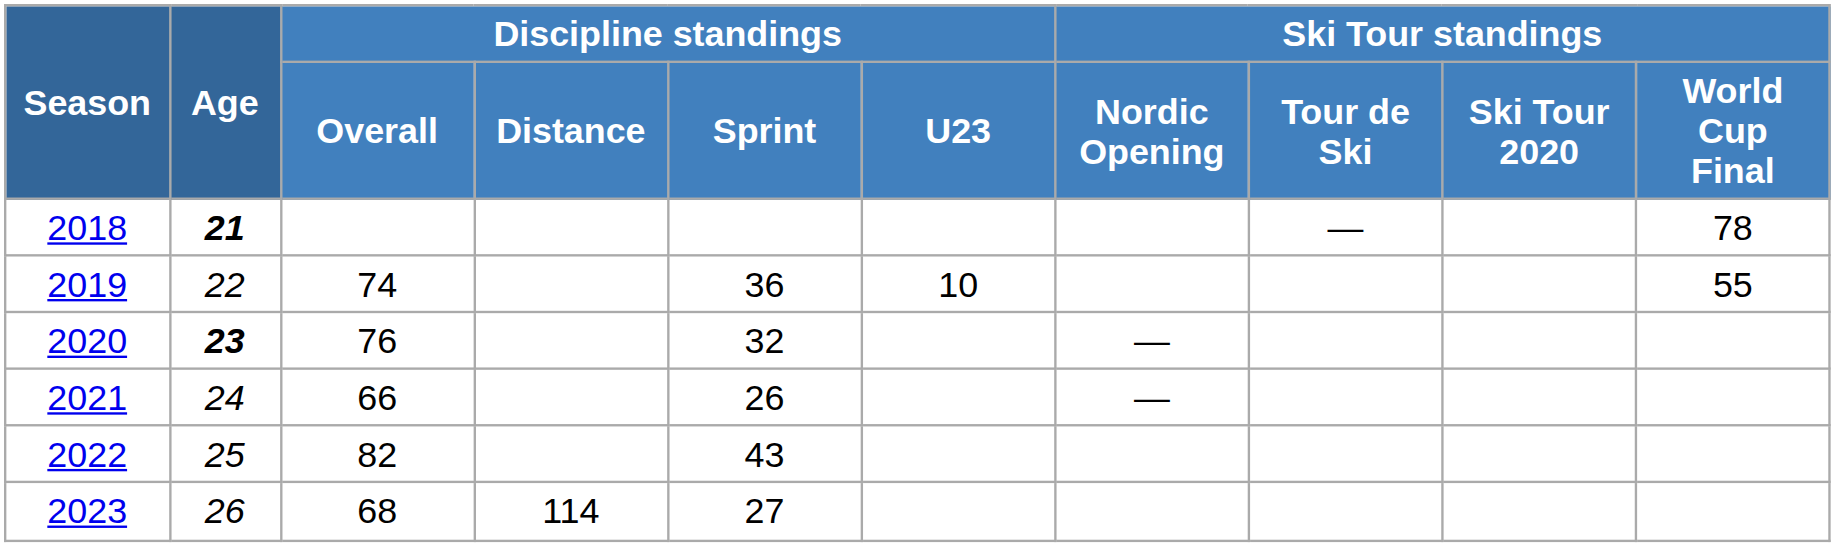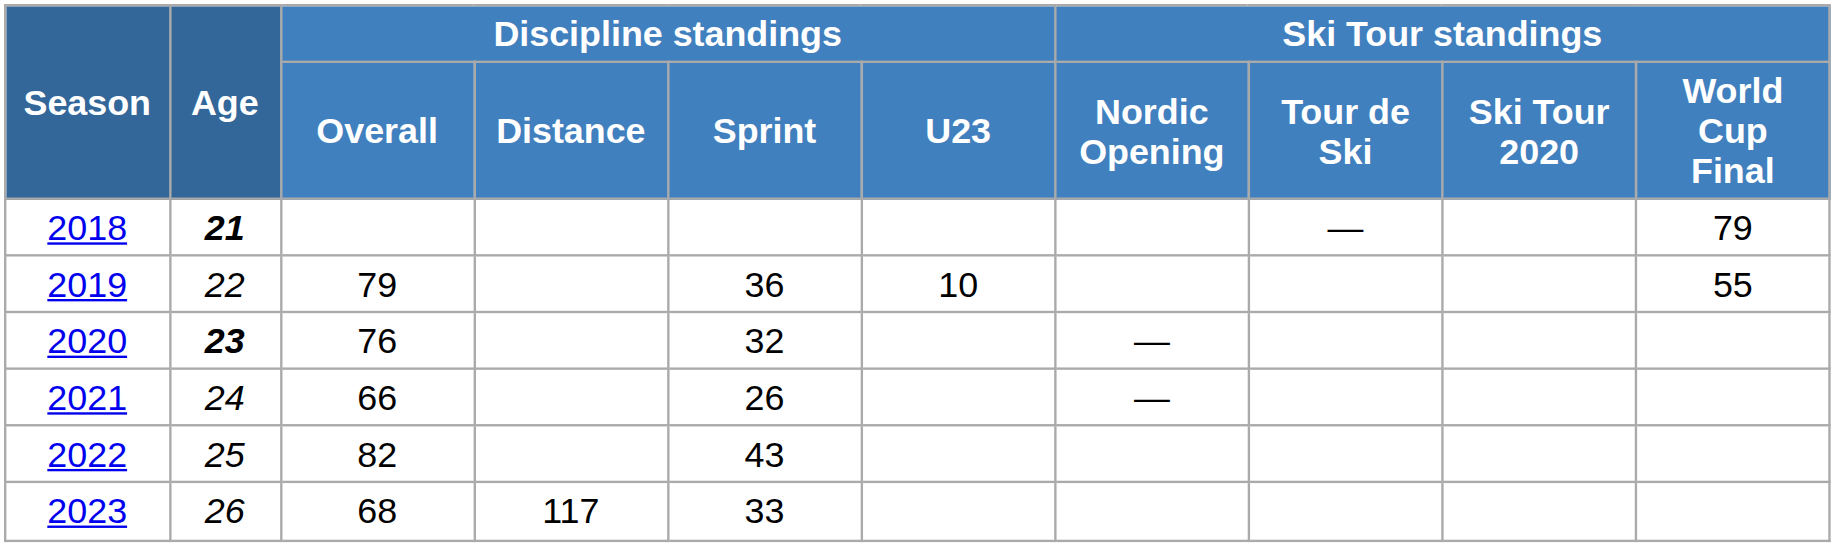(1733, 228) 78 -> (1733, 228) 79
(377, 284) 74 -> (377, 284) 79
(571, 512) 114 -> (571, 512) 117
(765, 512) 27 -> (765, 512) 33
